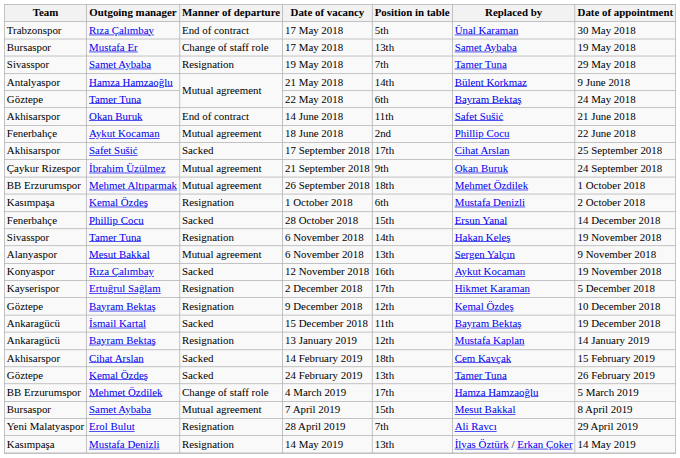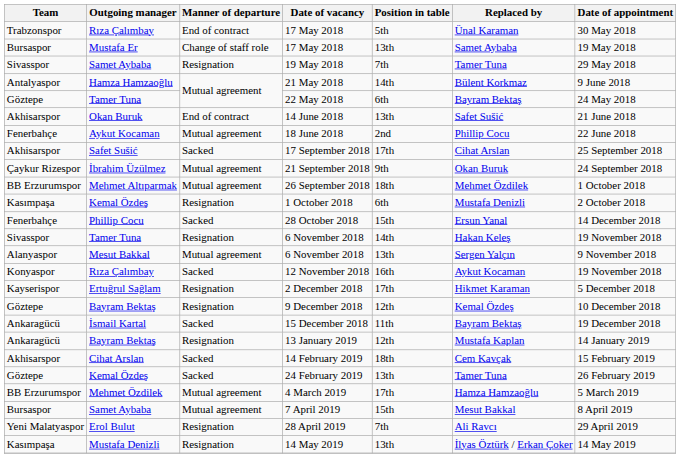(384, 116) 11th -> (384, 116) 13th
(225, 392) Change of staff role -> (222, 392) Mutual agreement
